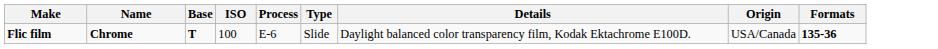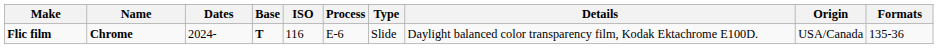+ column: (219, 14)
(228, 33) 100 -> (295, 33) 116
(819, 33) bold -> (886, 33) normal
